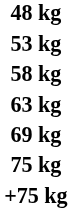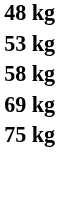- row: (36, 104)
- row: (36, 195)
